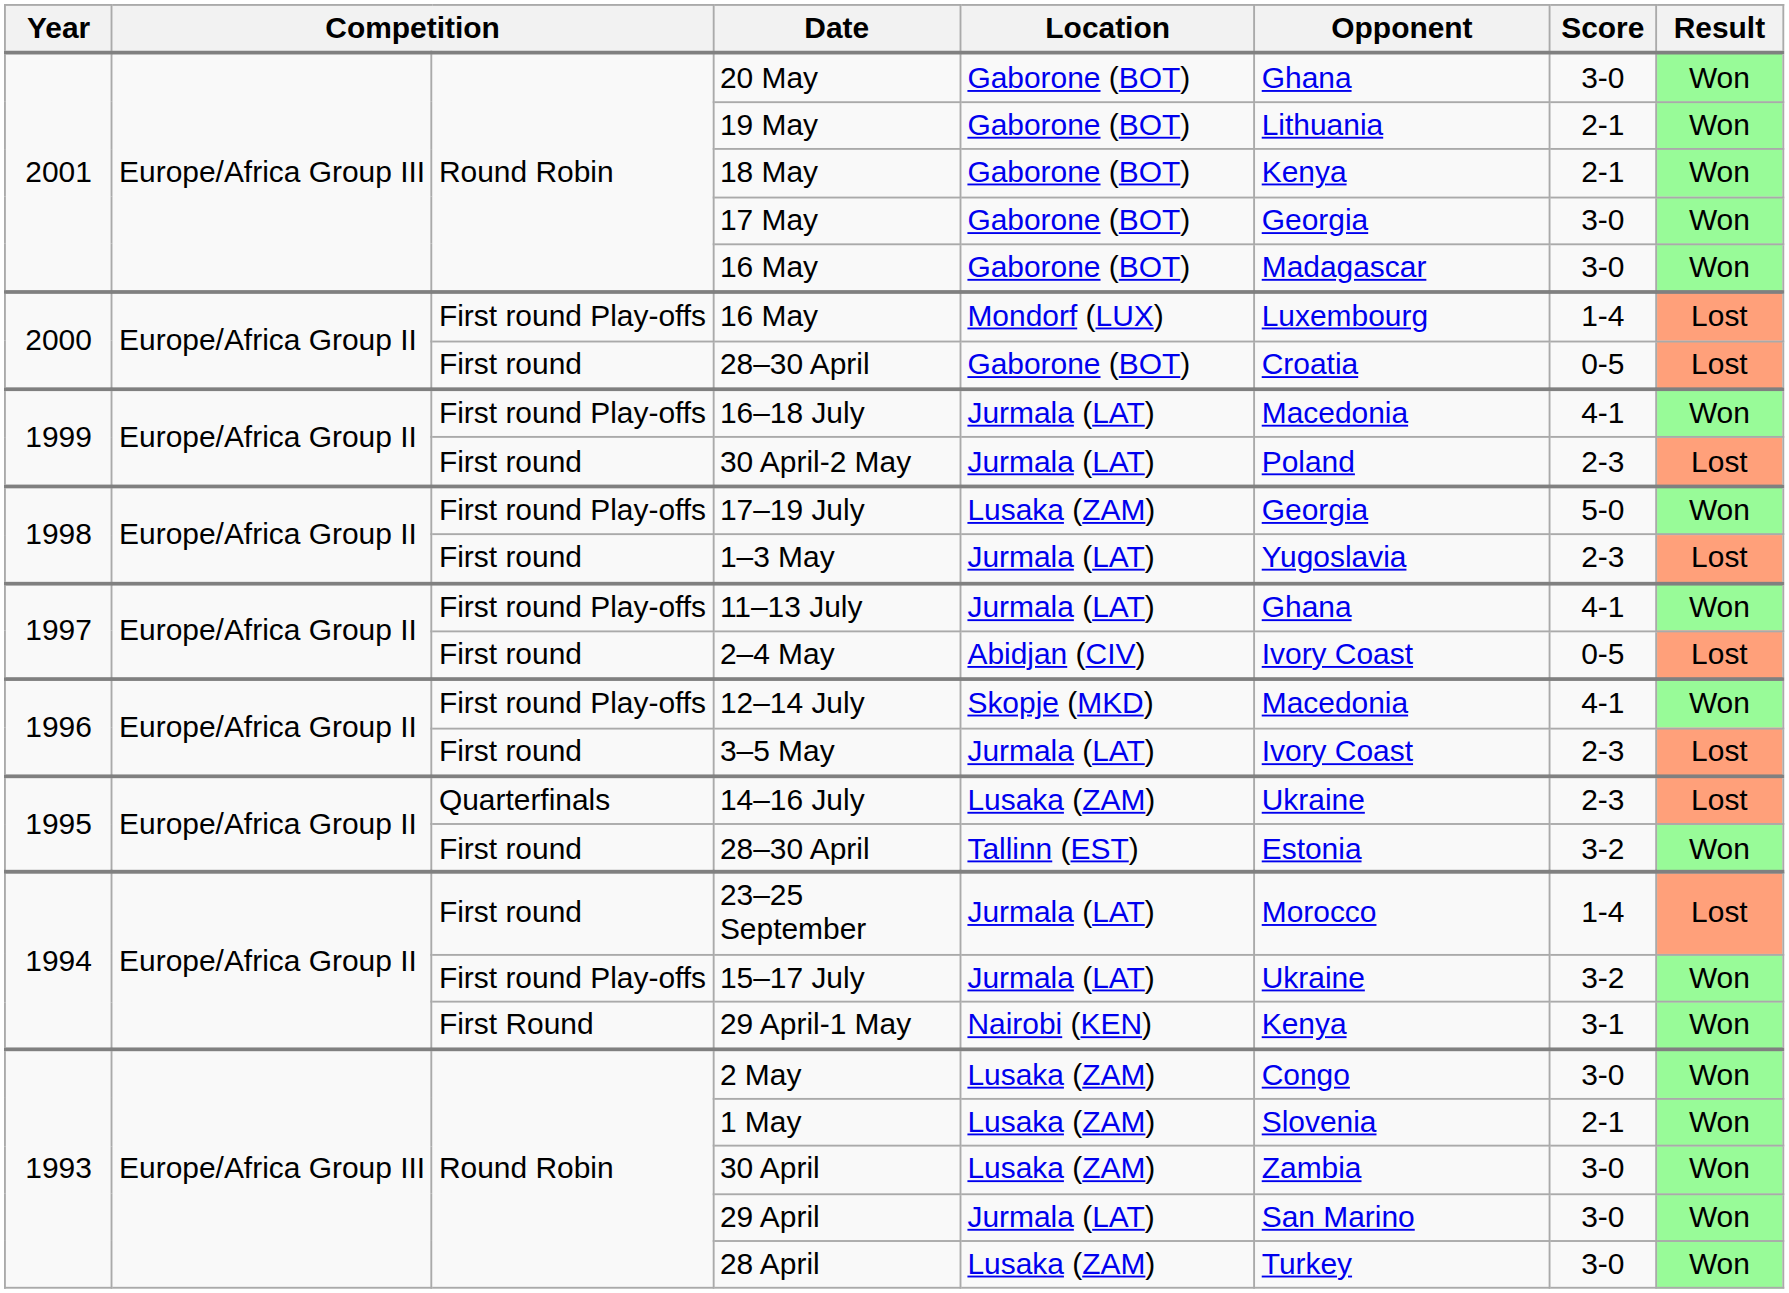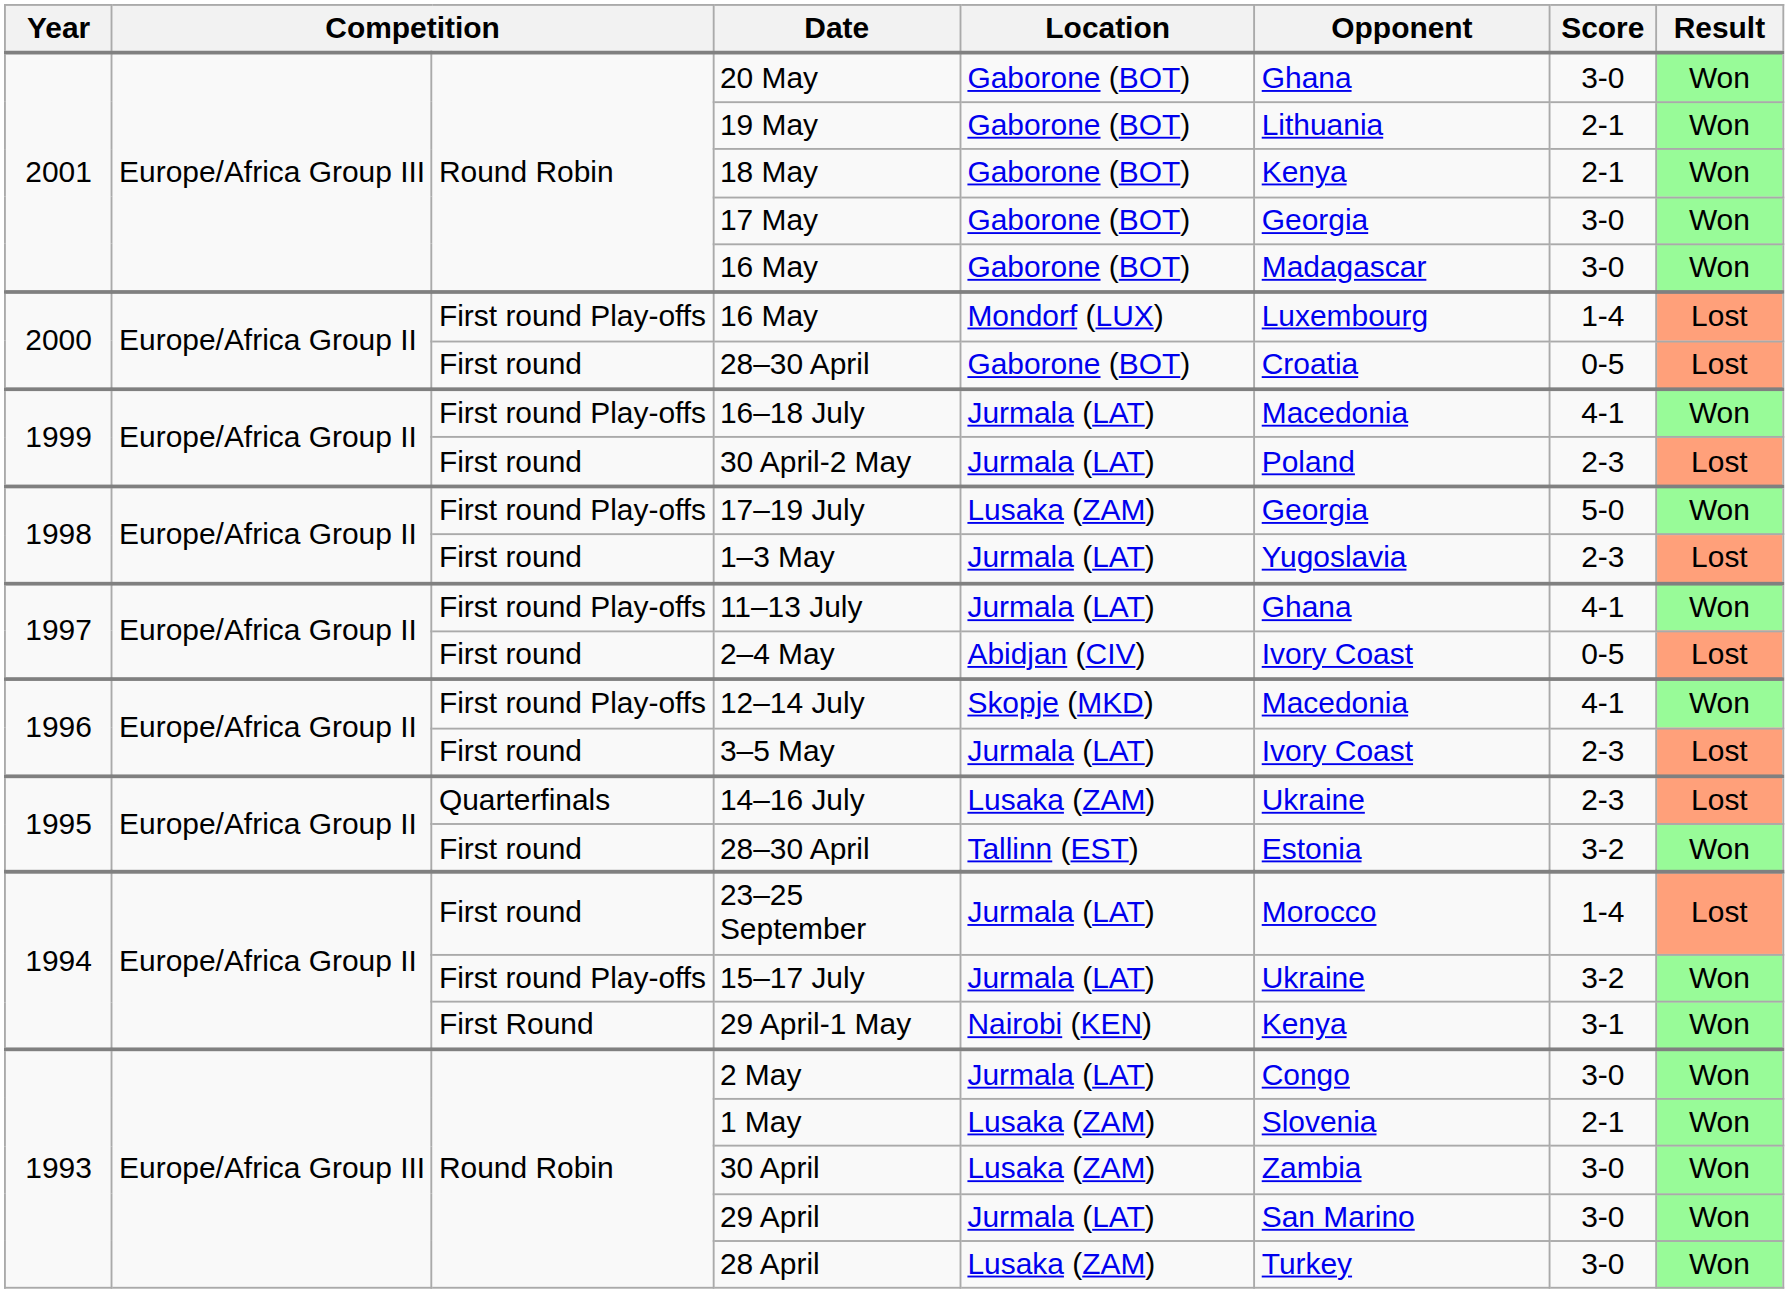(1061, 1074) Lusaka (ZAM) -> (1061, 1074) Jurmala (LAT)
